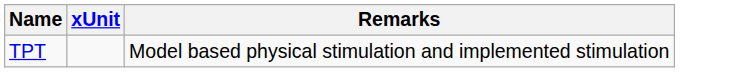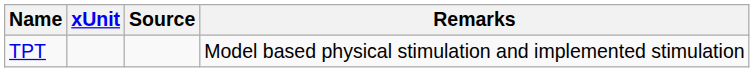+ column: (162, 19)
